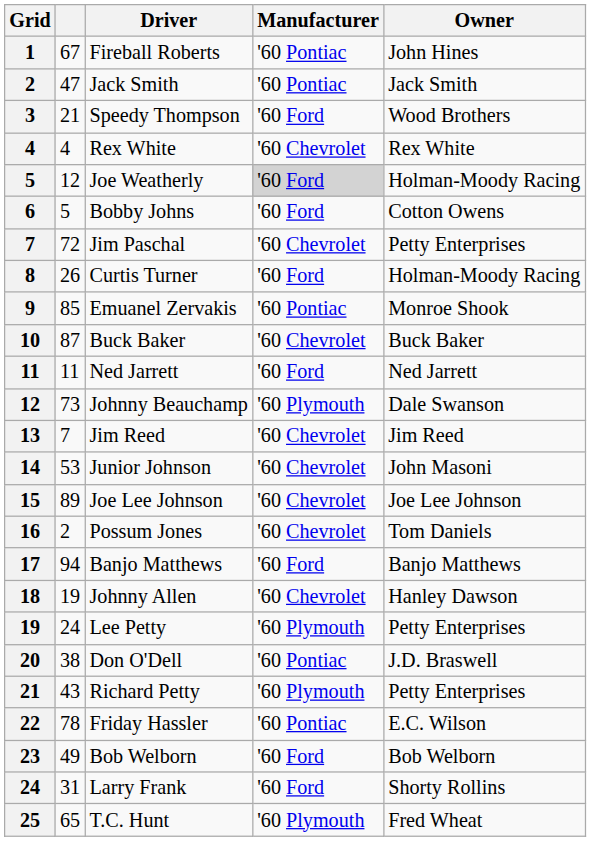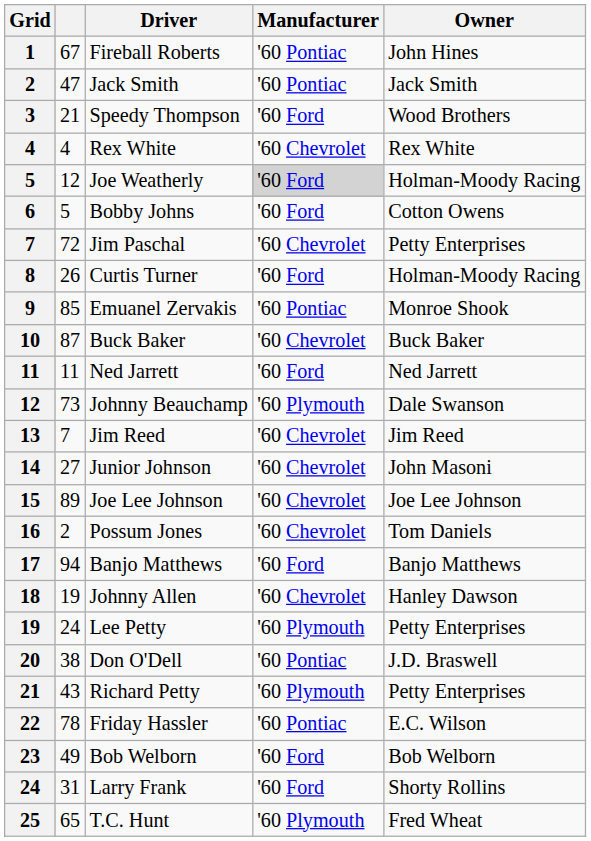(70, 468) 53 -> (70, 468) 27
